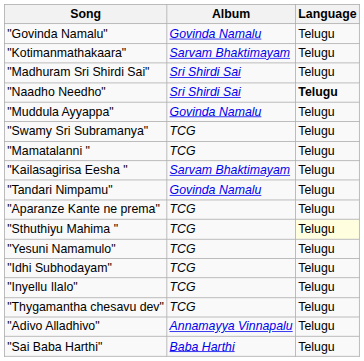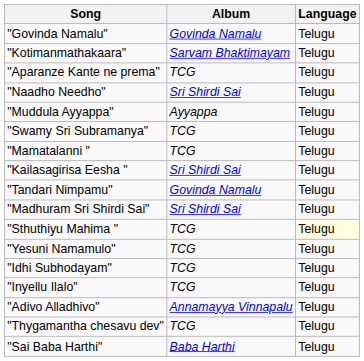rows swapped: (78, 72) <-> (84, 209)
(318, 92) bold -> (316, 92) normal
(215, 111) Govinda Namalu -> (194, 111) Ayyappa
(230, 170) Sarvam Bhaktimayam -> (205, 170) Sri Shirdi Sai
rows swapped: (86, 307) <-> (53, 326)
